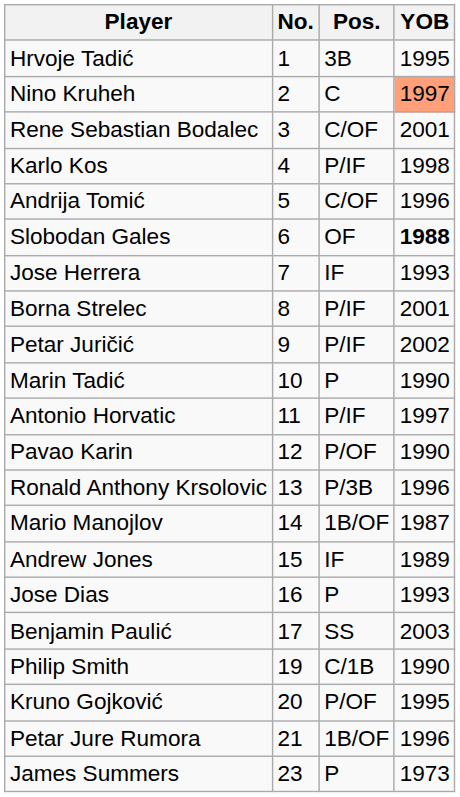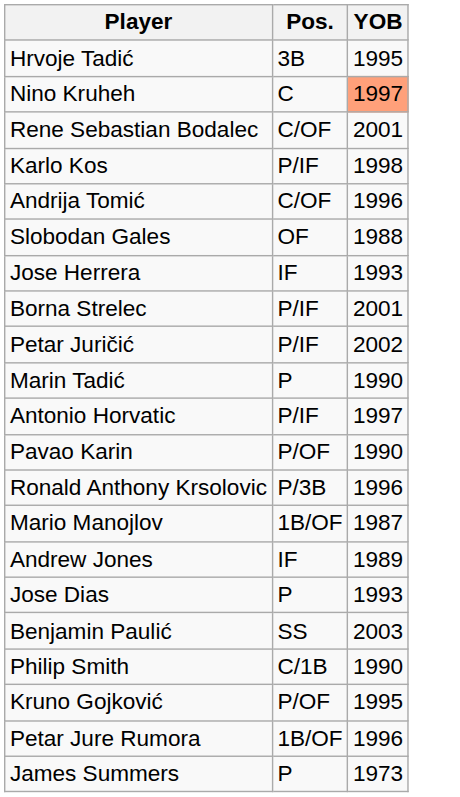- column: (296, 22)
(425, 237) bold -> (378, 237) normal
